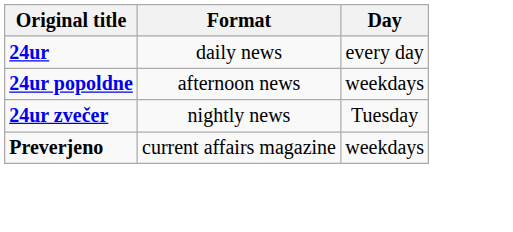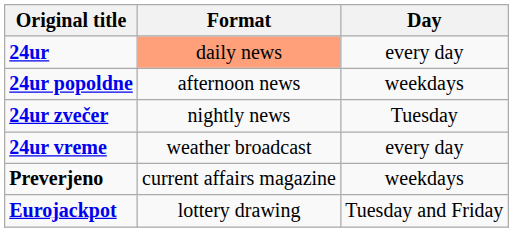(239, 52) no background -> (239, 52) lightsalmon background
+ row: (58, 147)
+ row: (63, 210)
